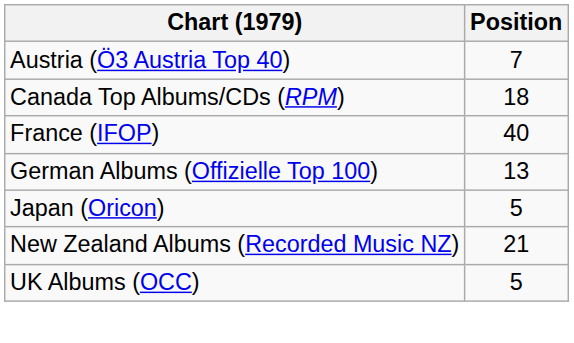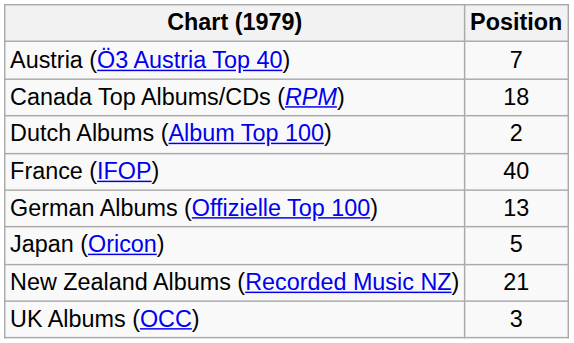+ row: (171, 134)
(516, 282) 5 -> (516, 319) 3
